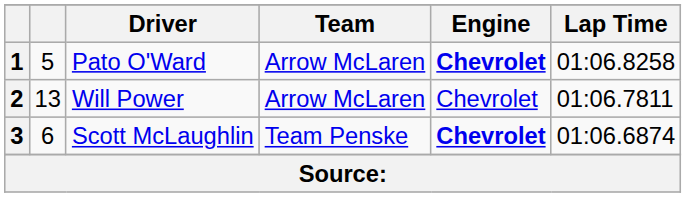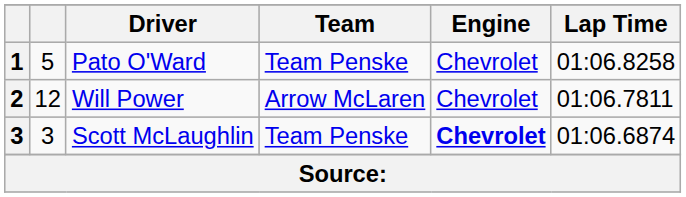(345, 61) Arrow McLaren -> (336, 61) Team Penske
(491, 61) bold -> (487, 61) normal
(48, 99) 13 -> (48, 99) 12
(48, 136) 6 -> (48, 136) 3
